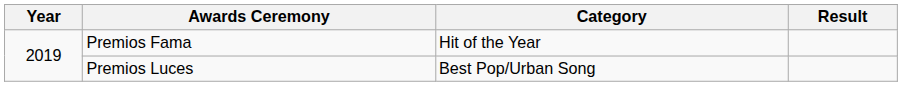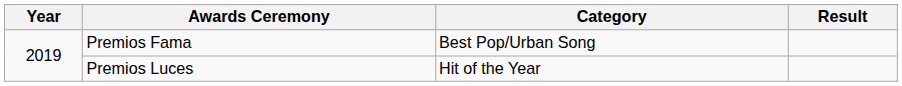(490, 42) Hit of the Year -> (517, 42) Best Pop/Urban Song
(517, 68) Best Pop/Urban Song -> (490, 68) Hit of the Year
